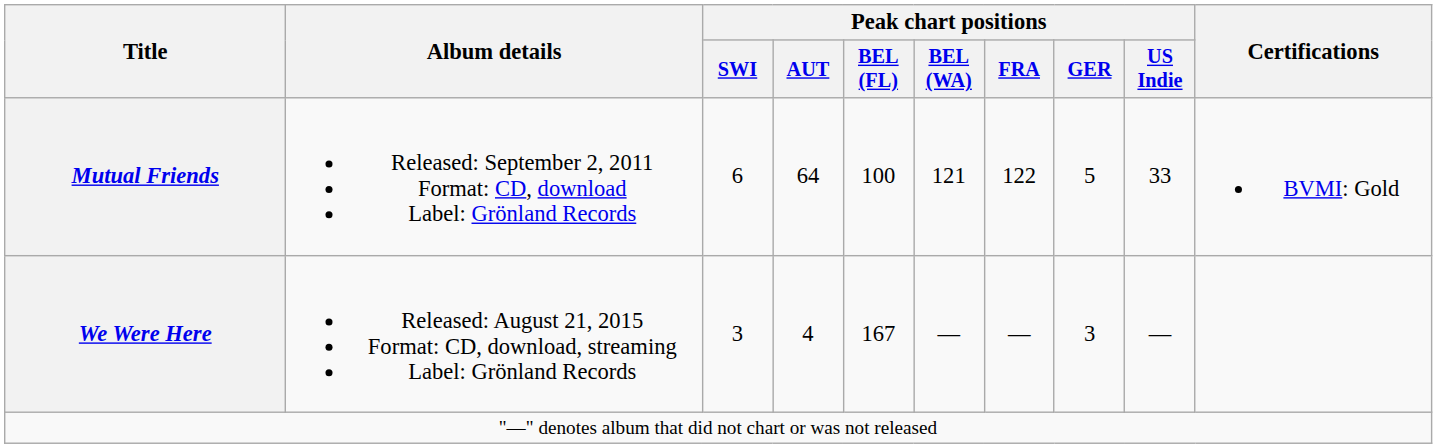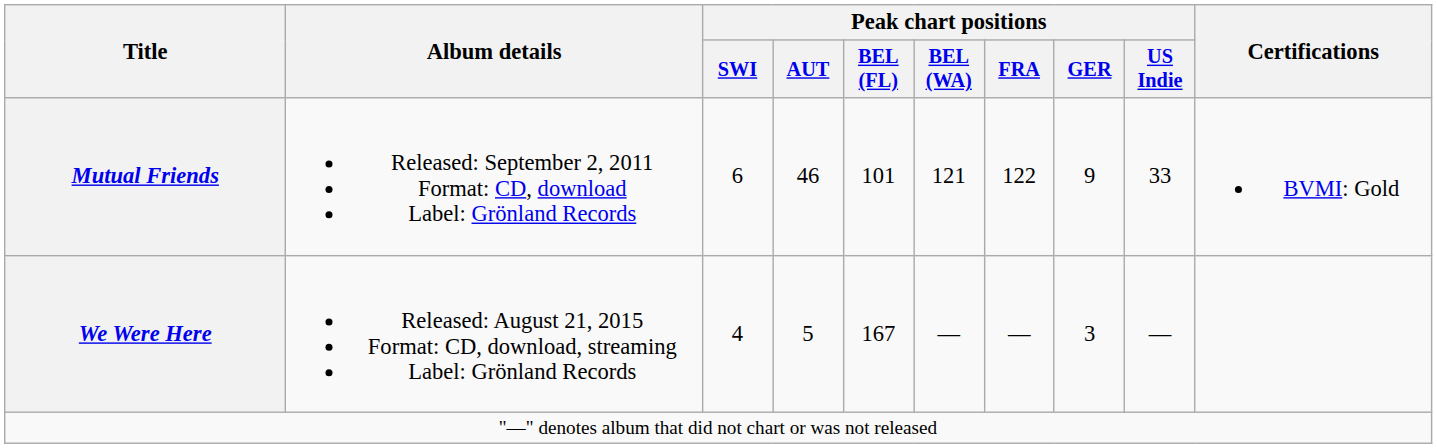(808, 176) 64 -> (808, 176) 46
(878, 176) 100 -> (878, 176) 101
(1090, 176) 5 -> (1090, 176) 9
(738, 333) 3 -> (738, 333) 4
(808, 333) 4 -> (808, 333) 5
